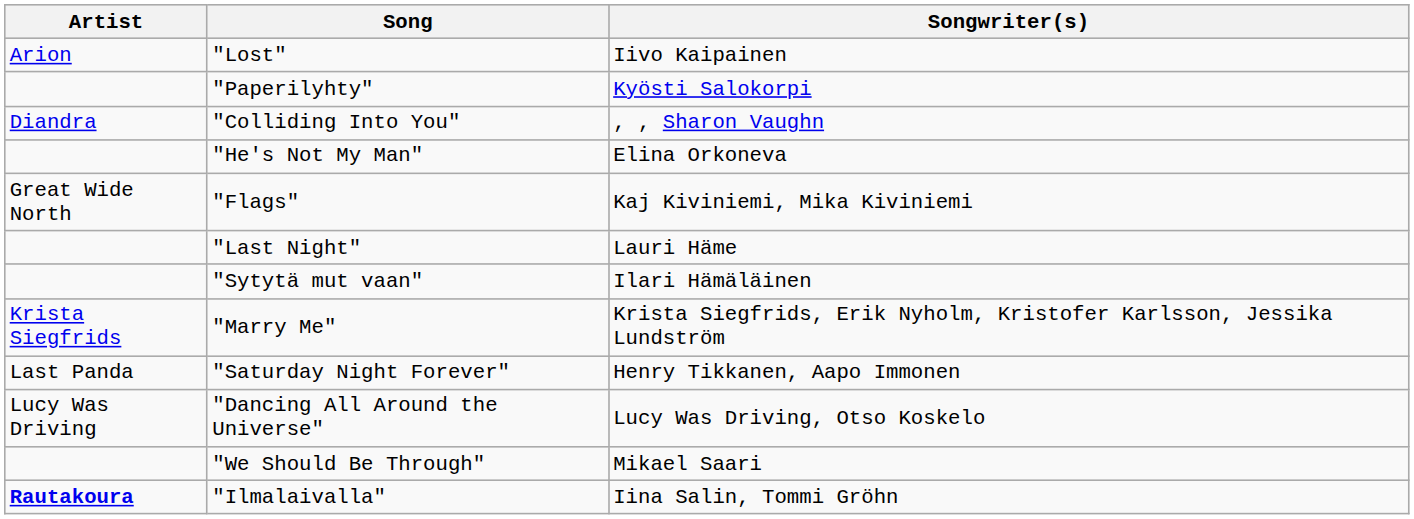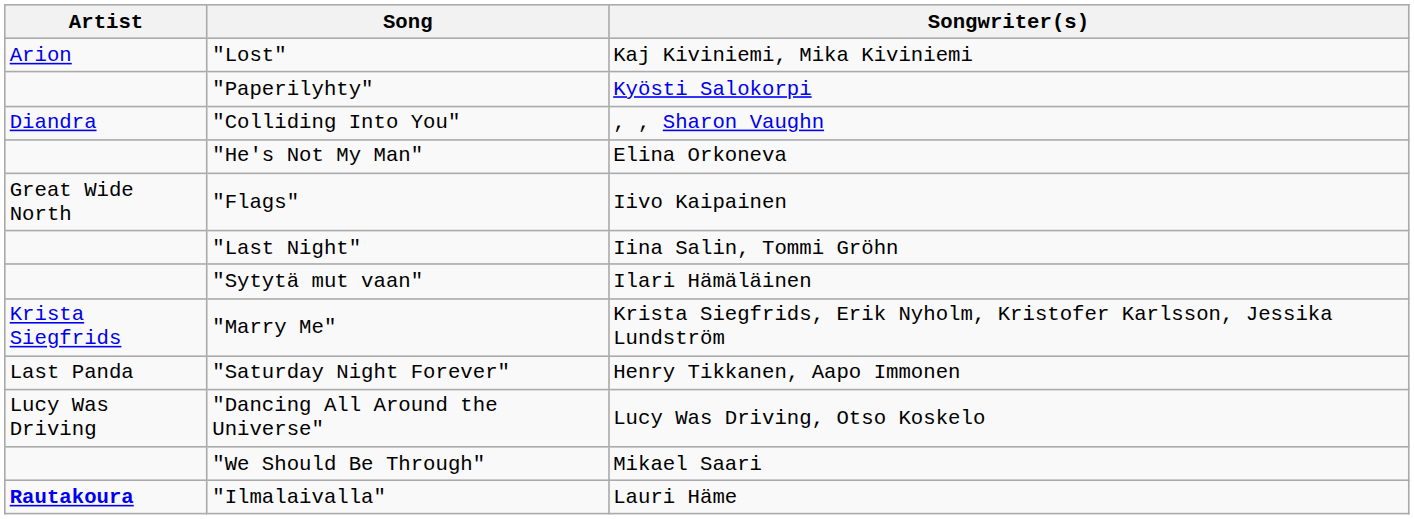(700, 55) Iivo Kaipainen -> (793, 55) Kaj Kiviniemi, Mika Kiviniemi
(793, 202) Kaj Kiviniemi, Mika Kiviniemi -> (700, 202) Iivo Kaipainen
(675, 248) Lauri Häme -> (756, 248) Iina Salin, Tommi Gröhn
(756, 497) Iina Salin, Tommi Gröhn -> (675, 497) Lauri Häme
